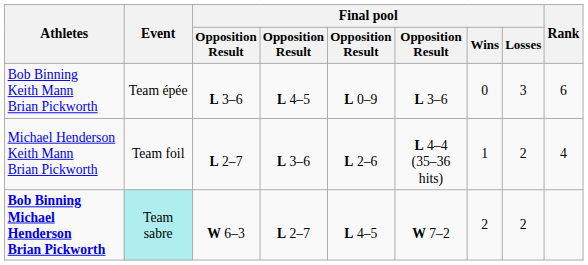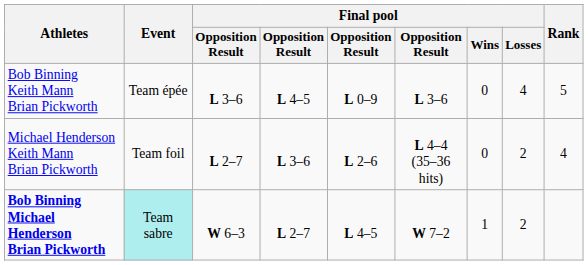(523, 91) 3 -> (523, 91) 4
(563, 91) 6 -> (563, 91) 5
(485, 154) 1 -> (485, 154) 0
(485, 225) 2 -> (485, 225) 1
